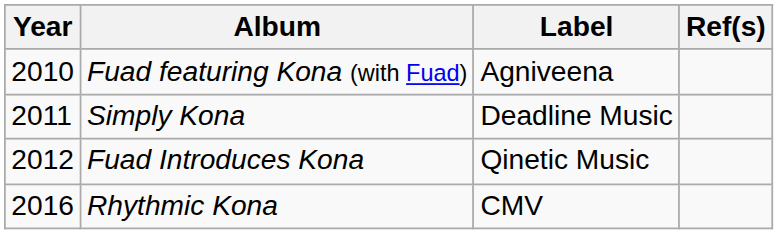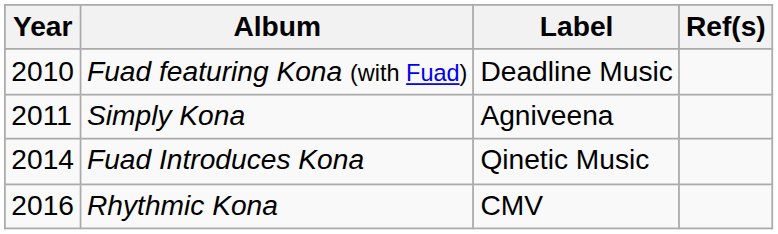(547, 71) Agniveena -> (577, 71) Deadline Music
(577, 116) Deadline Music -> (547, 116) Agniveena
(43, 160) 2012 -> (43, 160) 2014
